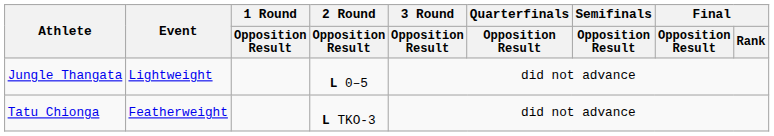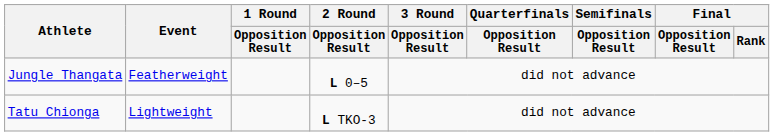(171, 76) Lightweight -> (178, 76) Featherweight
(178, 113) Featherweight -> (171, 113) Lightweight
